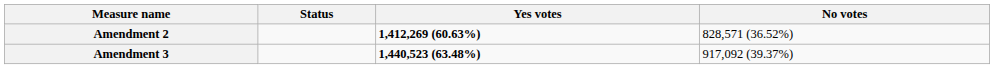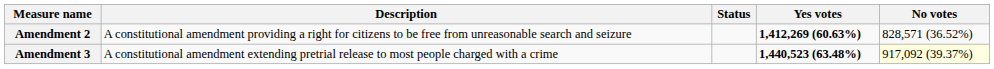+ column: (406, 14)
(748, 53) no background -> (927, 53) lightyellow background
